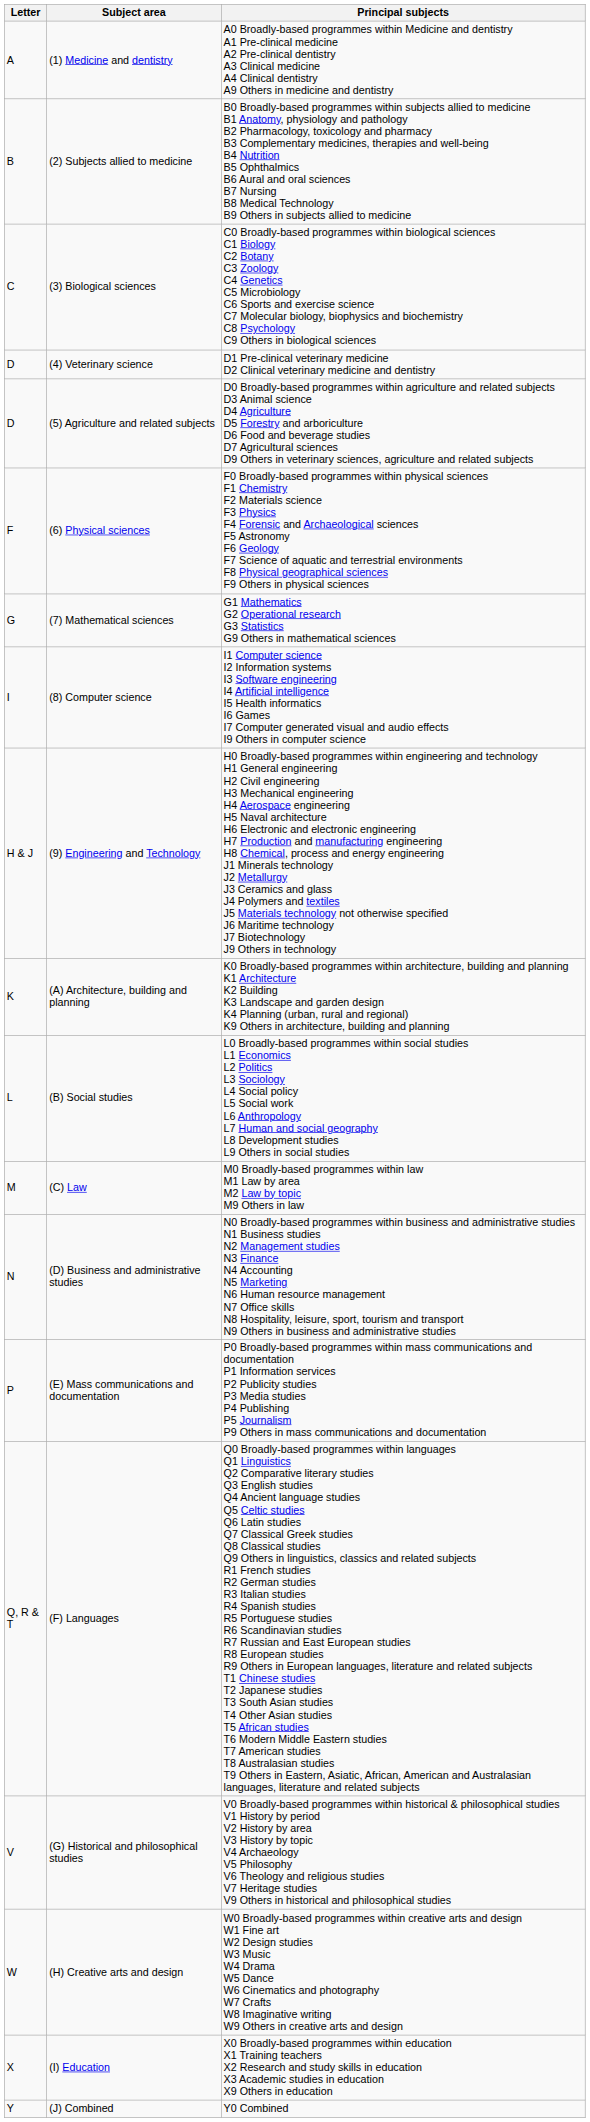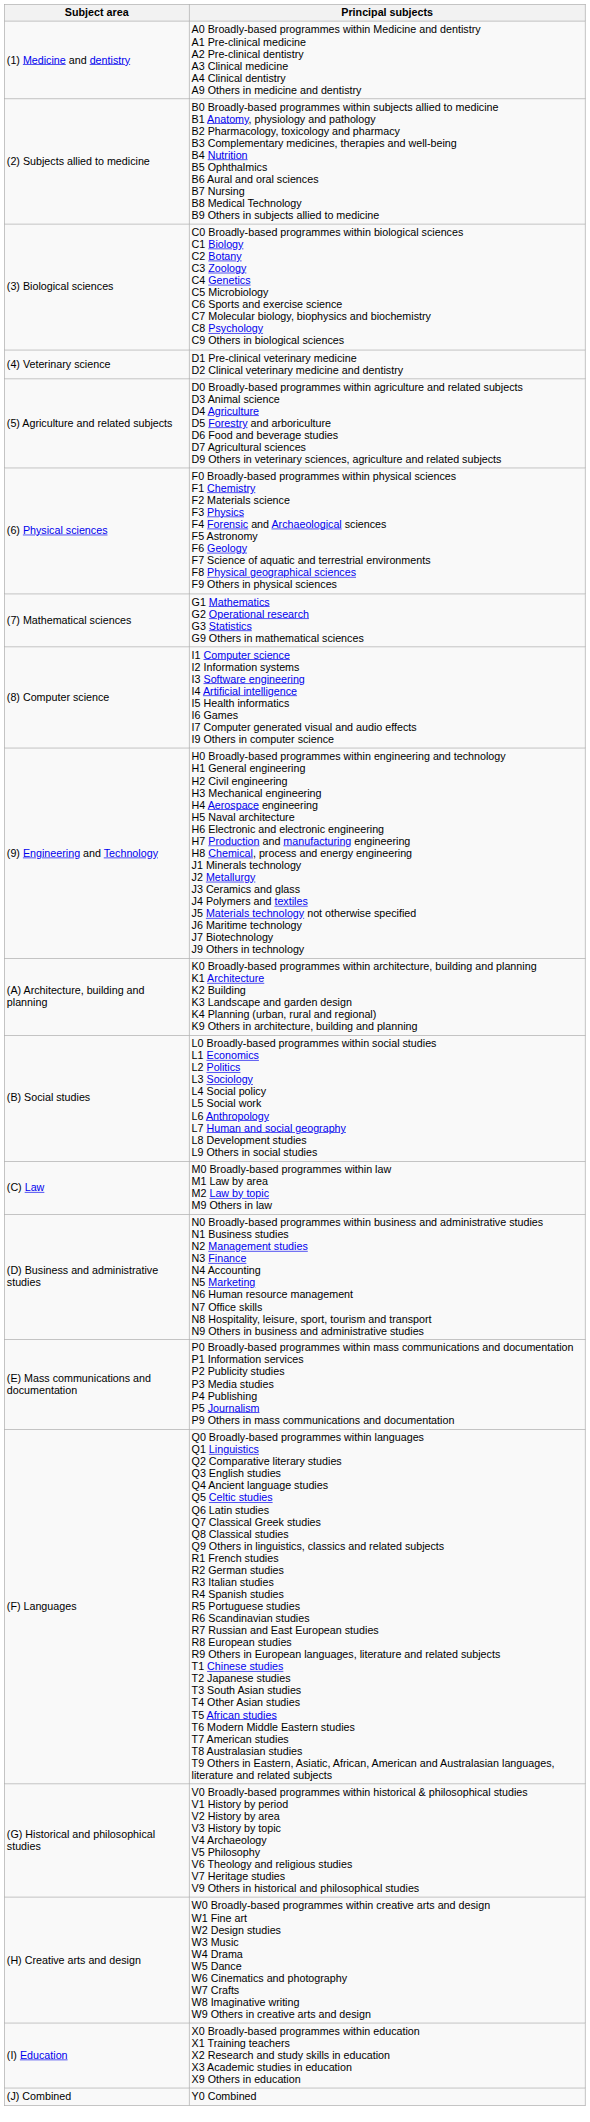- column: (26, 13)
